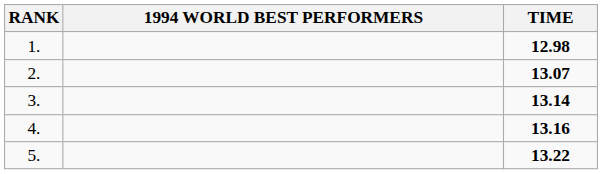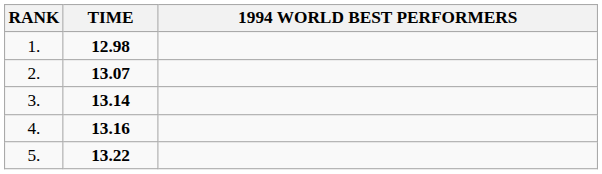columns swapped: (283, 18) <-> (551, 18)
